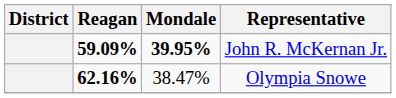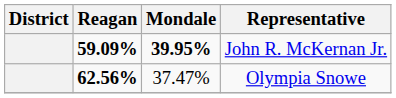(107, 78) 62.16% -> (107, 78) 62.56%
(181, 78) 38.47% -> (181, 78) 37.47%
